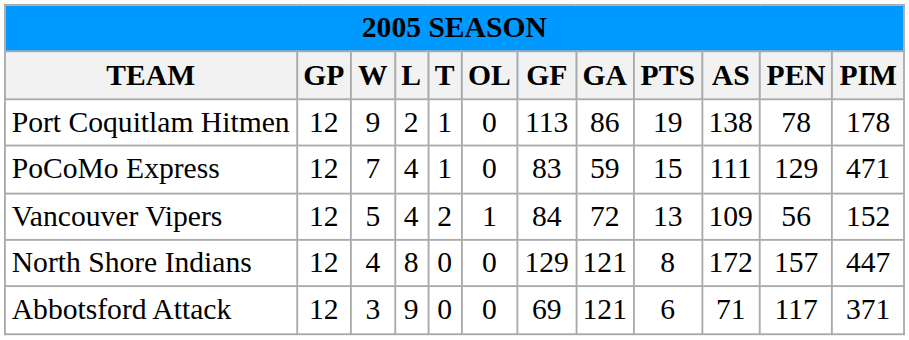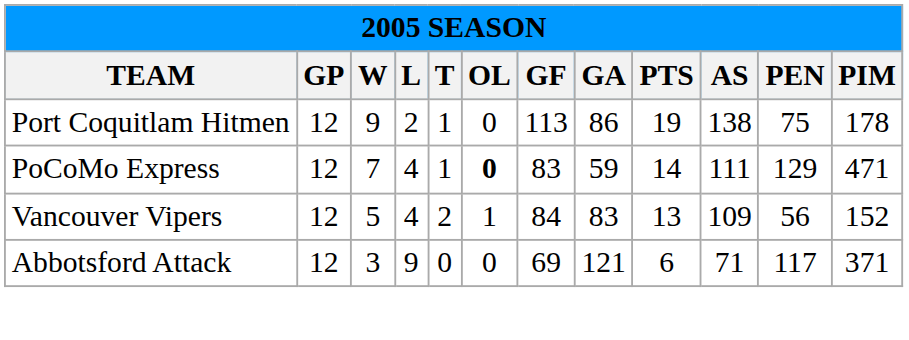(796, 121) 78 -> (795, 121) 75
(489, 168) normal -> (489, 168) bold
(668, 168) 15 -> (667, 168) 14
(605, 215) 72 -> (604, 215) 83
- row: (132, 262)
